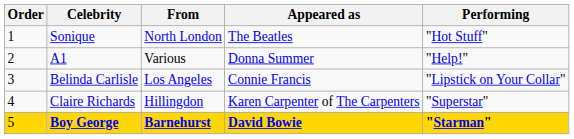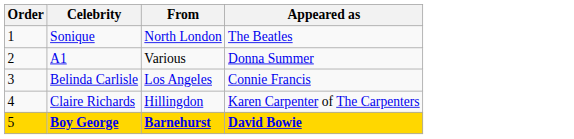- column: (496, 15)
